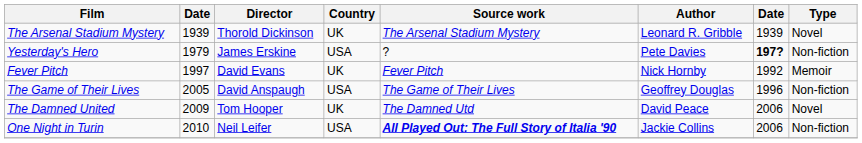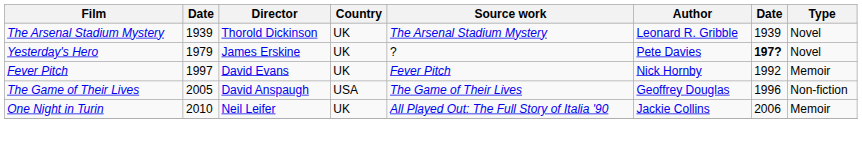(339, 52) USA -> (342, 52) UK
(820, 52) Non-fiction -> (806, 52) Novel
- row: (61, 109)
(339, 128) USA -> (342, 109) UK
(499, 128) bold -> (499, 109) normal
(820, 128) Non-fiction -> (810, 109) Memoir
